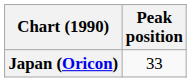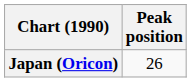(154, 63) 33 -> (154, 63) 26
